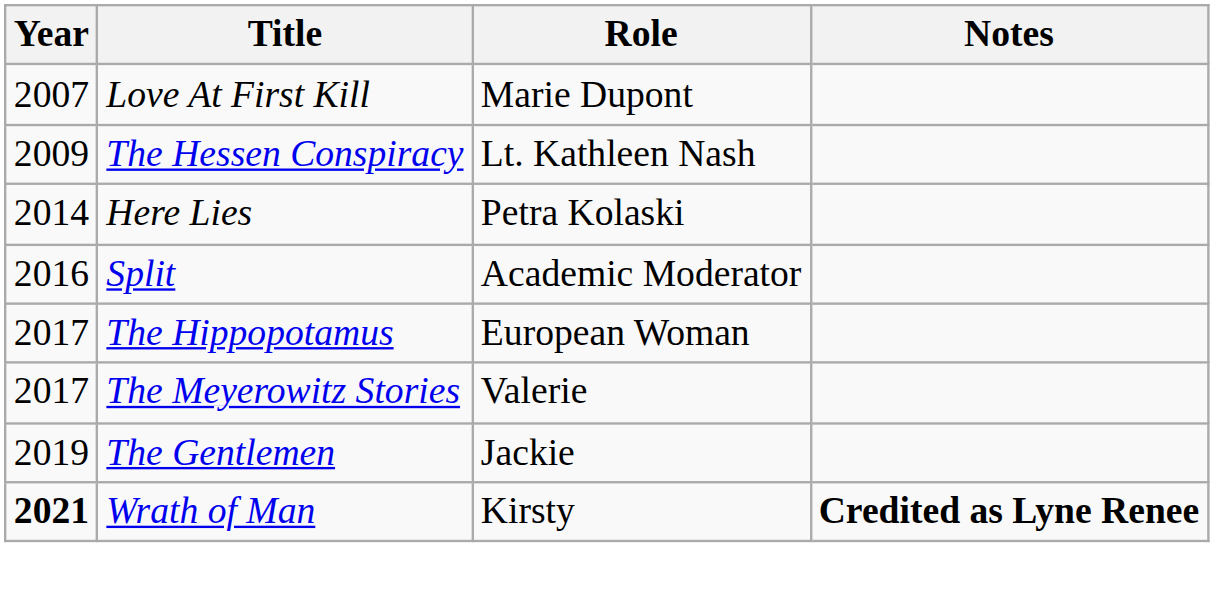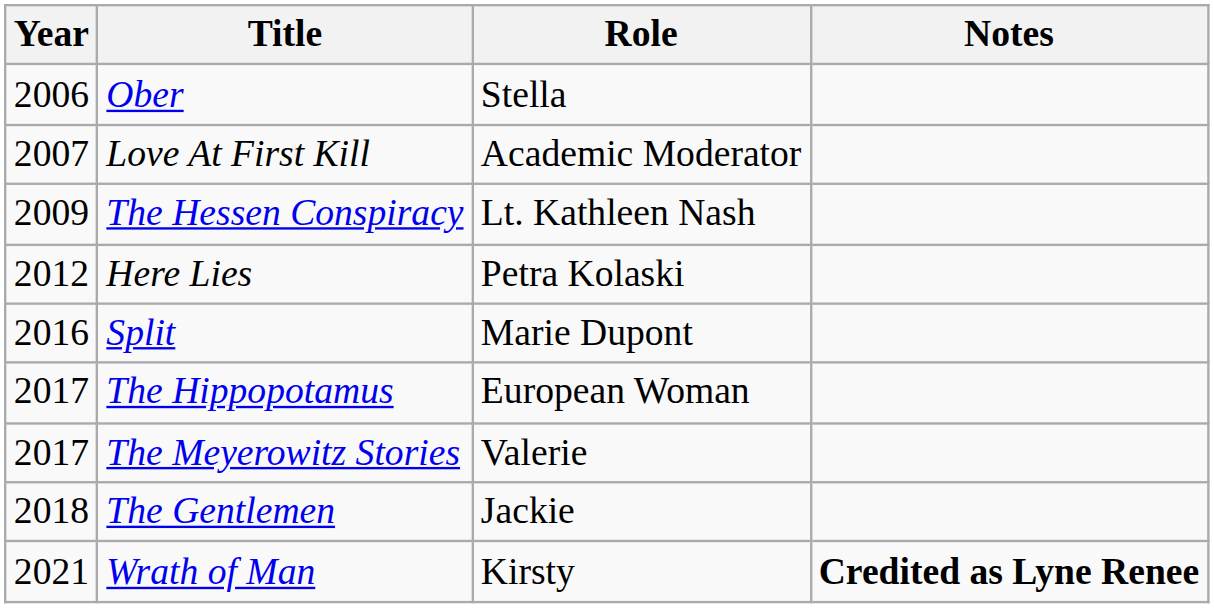+ row: (145, 93)
(587, 93) Marie Dupont -> (641, 153) Academic Moderator
(51, 213) 2014 -> (51, 272) 2012
(641, 272) Academic Moderator -> (587, 332) Marie Dupont
(51, 451) 2019 -> (51, 511) 2018
(51, 511) bold -> (51, 570) normal
